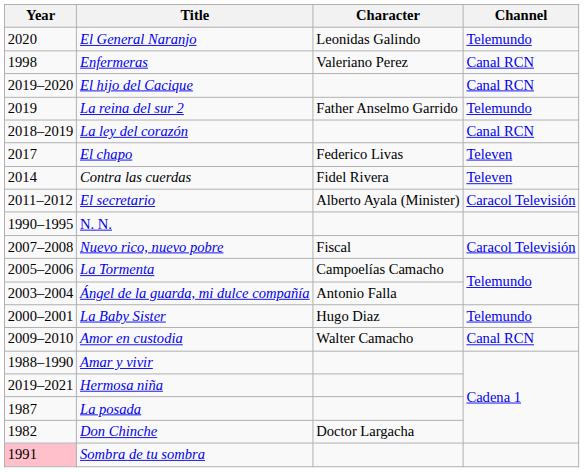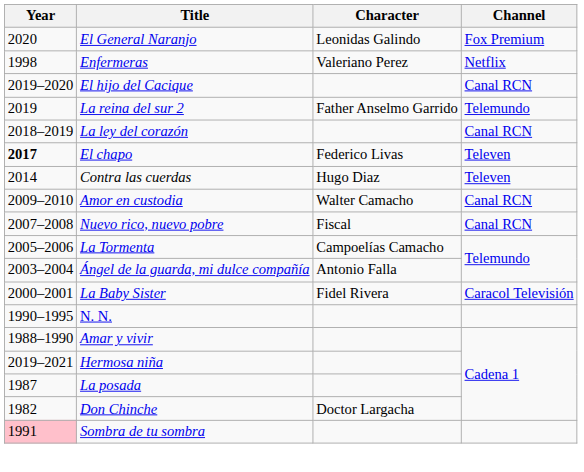(499, 39) Telemundo -> (504, 39) Fox Premium
(500, 62) Canal RCN -> (485, 62) Netflix
(22, 154) normal -> (22, 154) bold
(352, 177) Fidel Rivera -> (348, 177) Hugo Diaz
- row: (118, 200)
rows swapped: (131, 339) <-> (96, 223)
(521, 246) Caracol Televisión -> (498, 223) Canal RCN
(348, 316) Hugo Diaz -> (352, 293) Fidel Rivera
(499, 316) Telemundo -> (519, 293) Caracol Televisión
